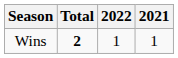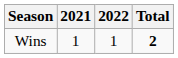columns swapped: (154, 16) <-> (77, 16)
